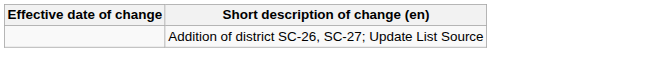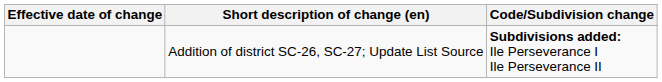+ column: (572, 15)
